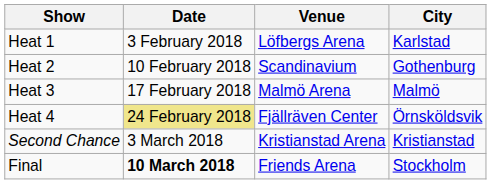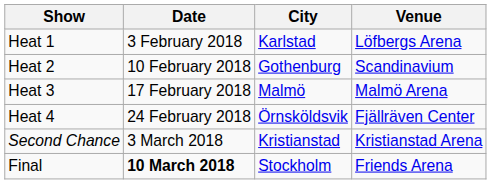columns swapped: (438, 16) <-> (322, 16)
(189, 116) khaki background -> (189, 116) no background
